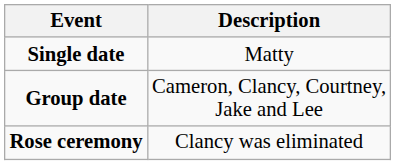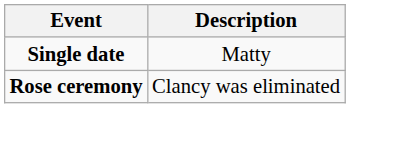- row: (76, 97)
